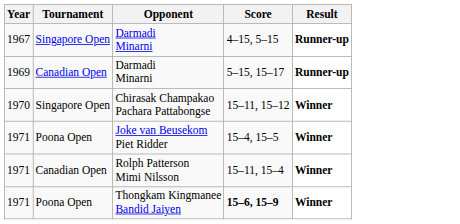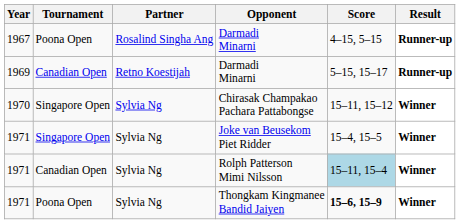+ column: (164, 14)
(73, 40) Singapore Open -> (64, 40) Poona Open
(64, 137) Poona Open -> (73, 137) Singapore Open
(255, 170) no background -> (358, 170) lightblue background
